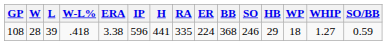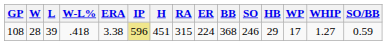(139, 31) no background -> (139, 31) khaki background
(161, 31) 441 -> (161, 31) 451
(184, 31) 335 -> (184, 31) 315
(295, 31) 18 -> (295, 31) 17
